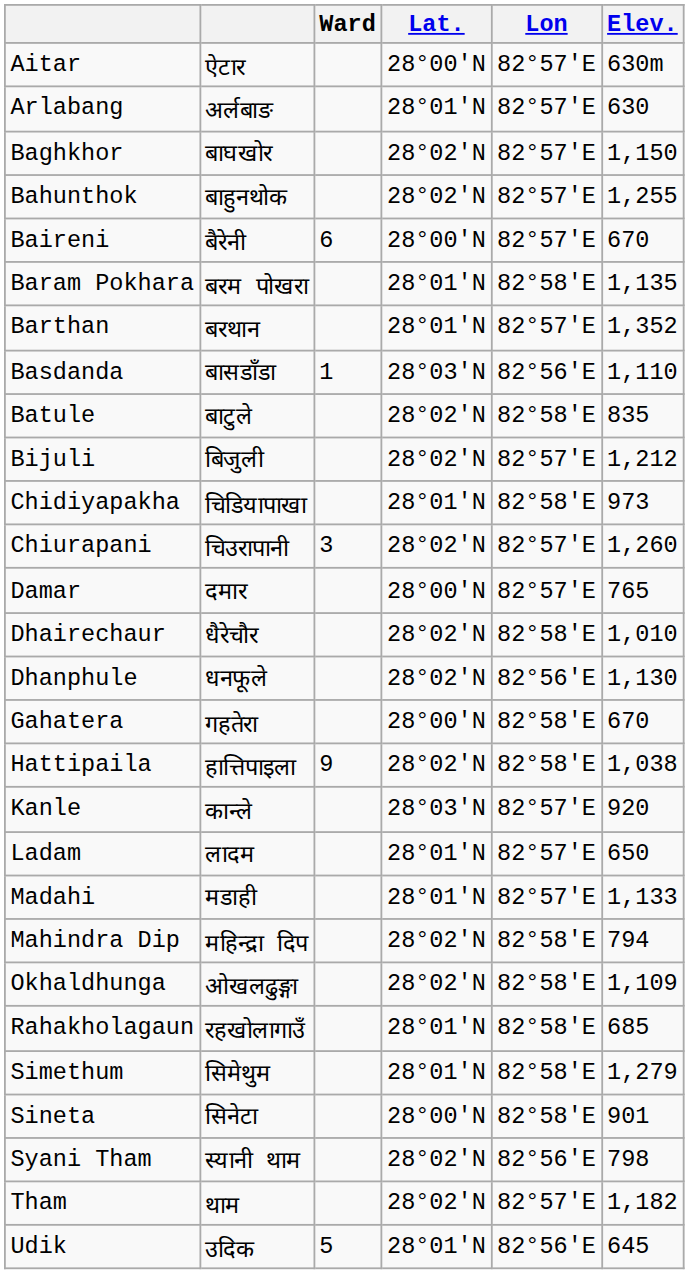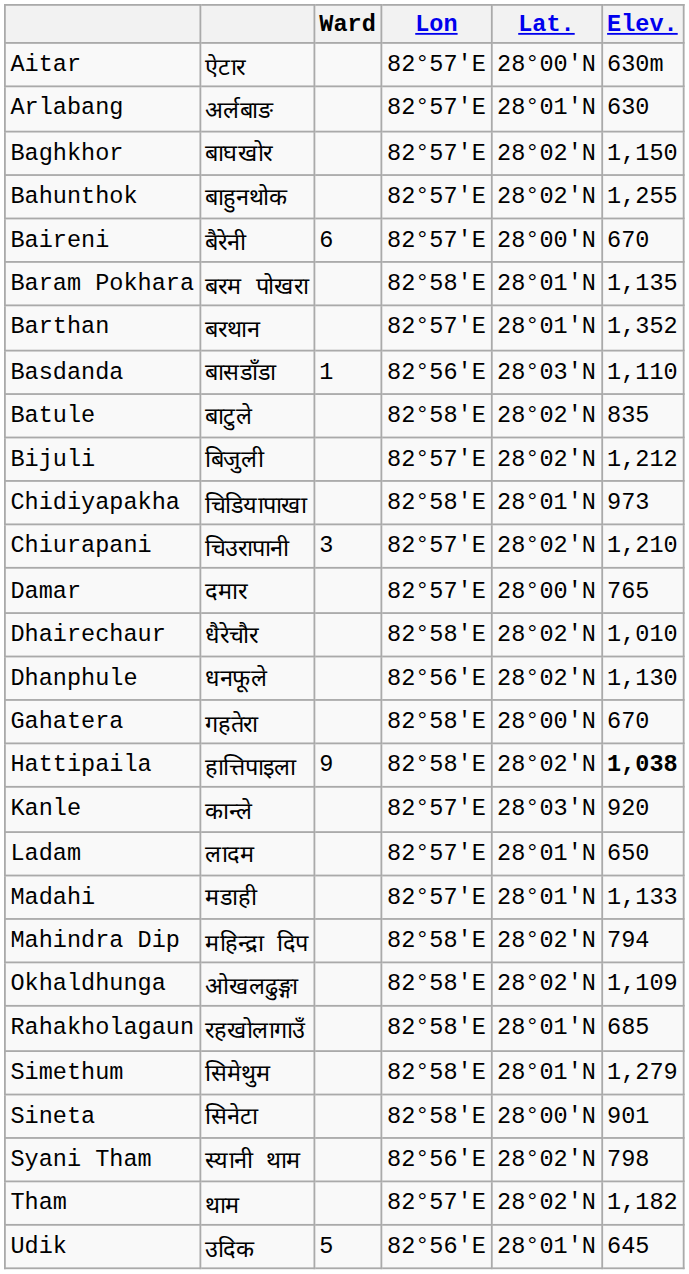columns swapped: (436, 24) <-> (546, 24)
(642, 547) 1,260 -> (642, 547) 1,210
(642, 766) normal -> (642, 766) bold
